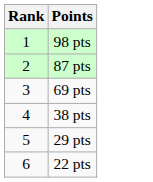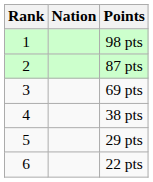+ column: (74, 16)
